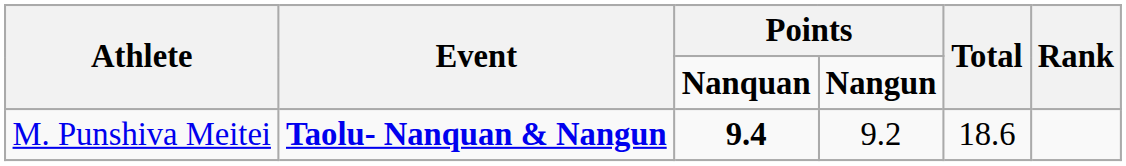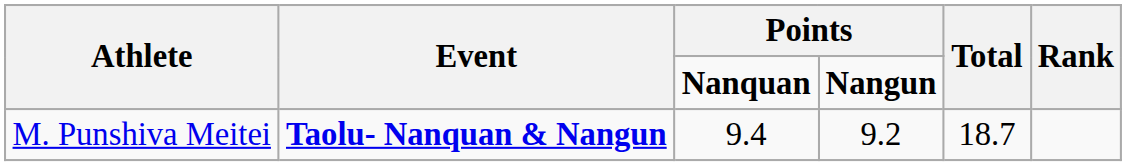(746, 133) bold -> (746, 133) normal
(987, 133) 18.6 -> (987, 133) 18.7
